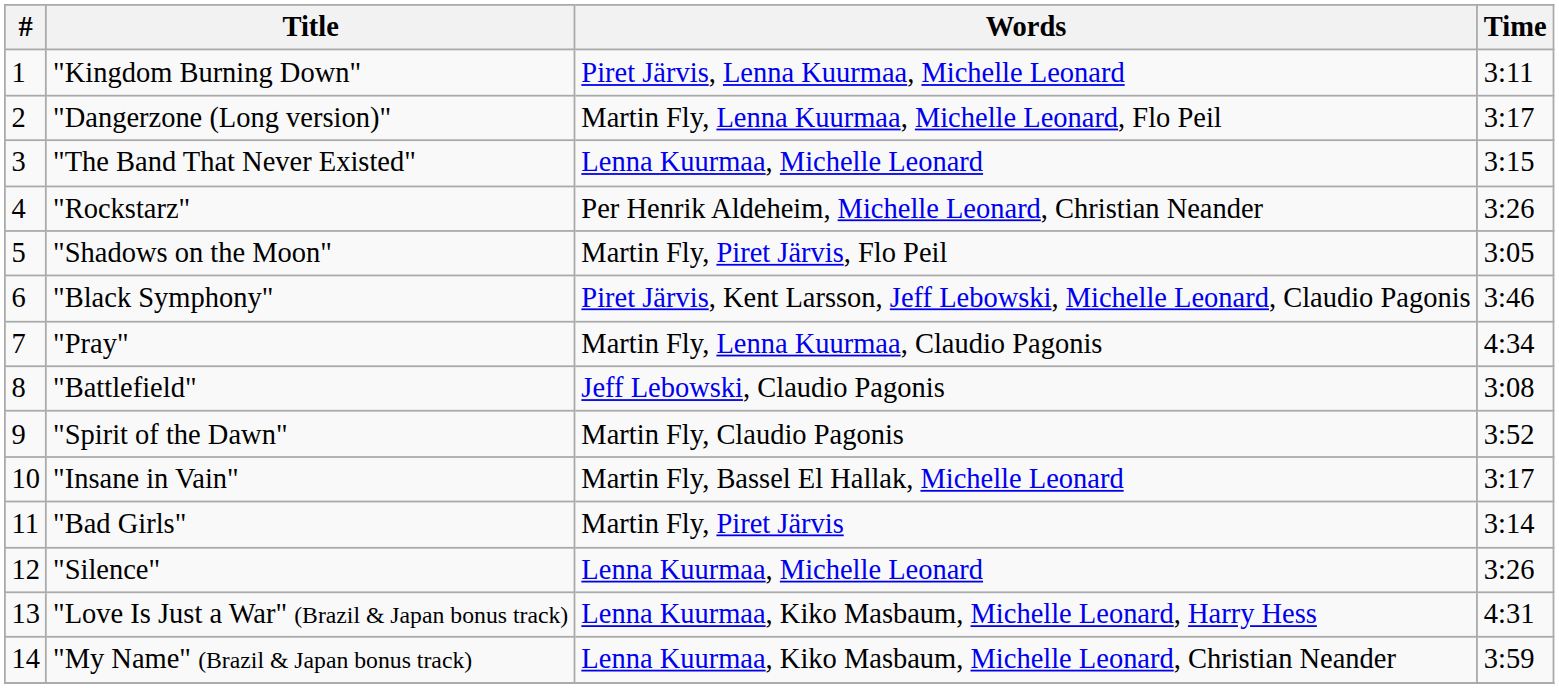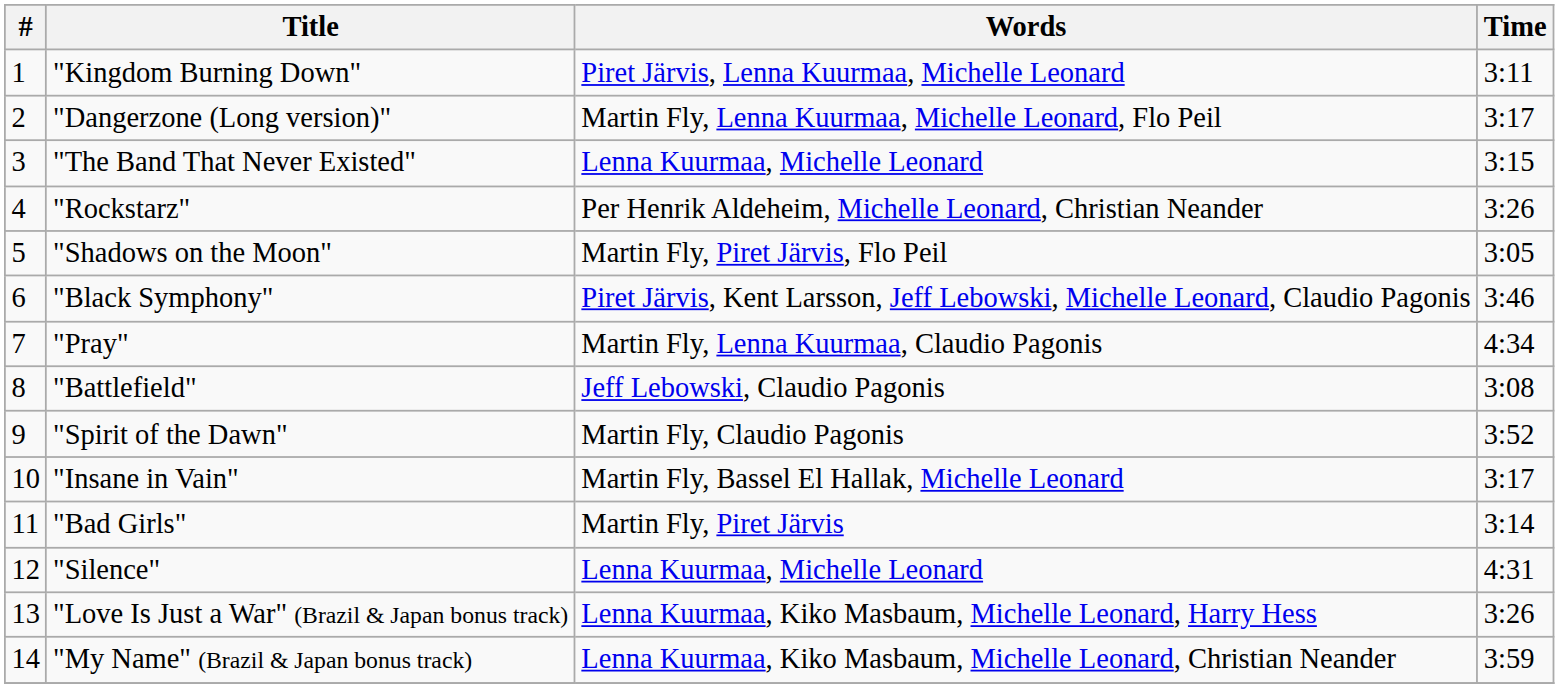(1509, 569) 3:26 -> (1509, 569) 4:31
(1509, 614) 4:31 -> (1509, 614) 3:26
